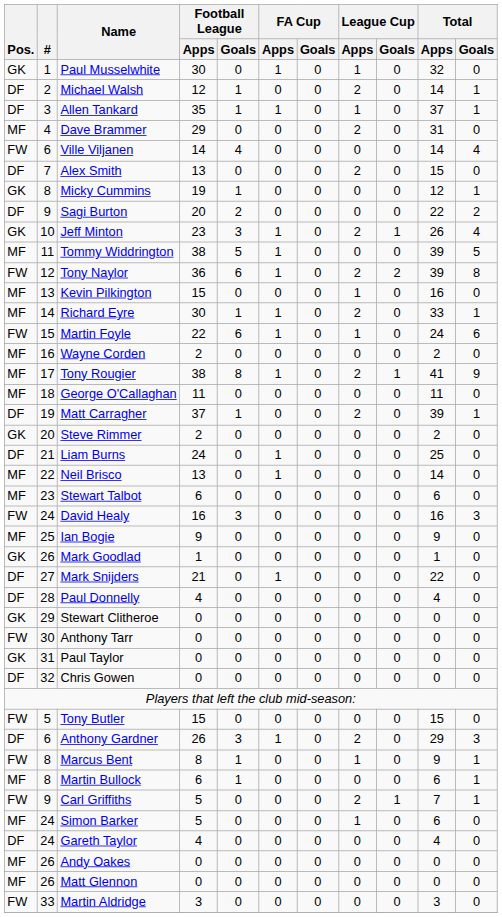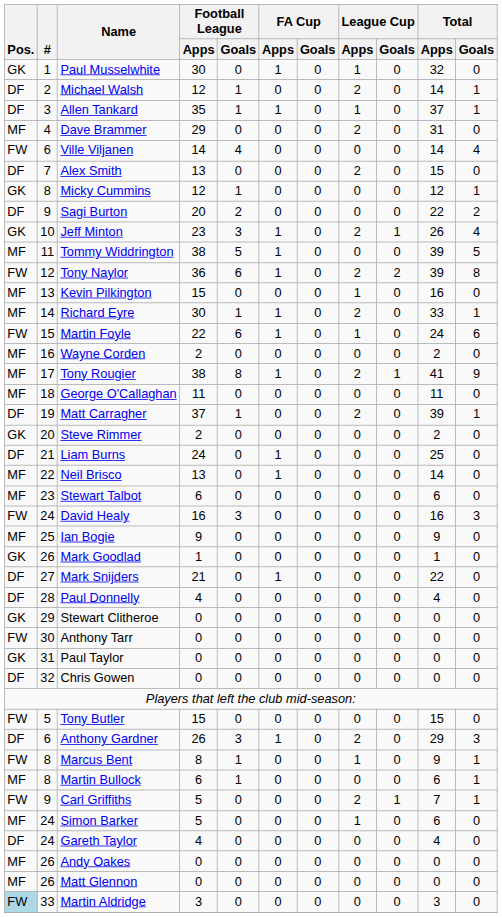(199, 191) 19 -> (199, 191) 12
(17, 901) no background -> (17, 901) lightblue background
